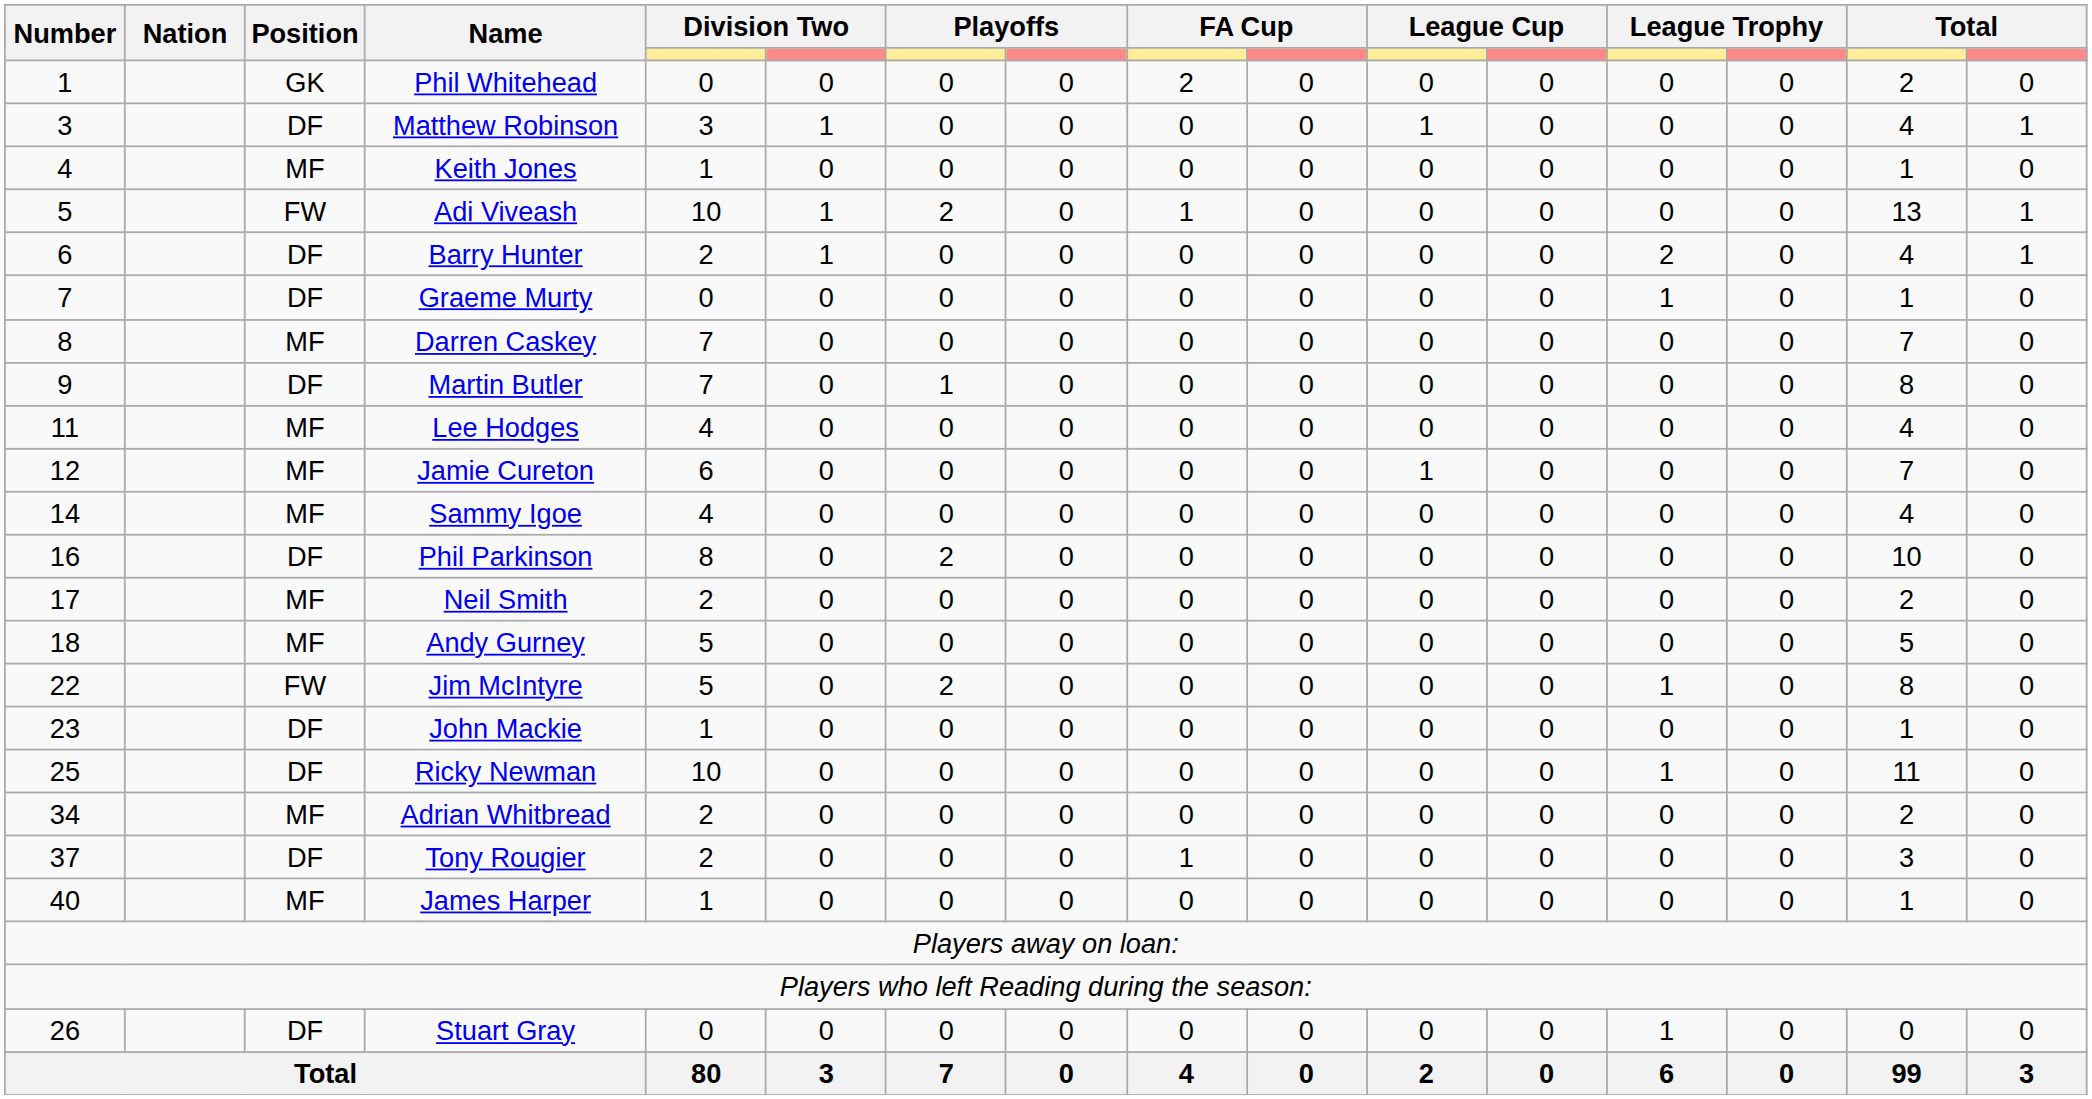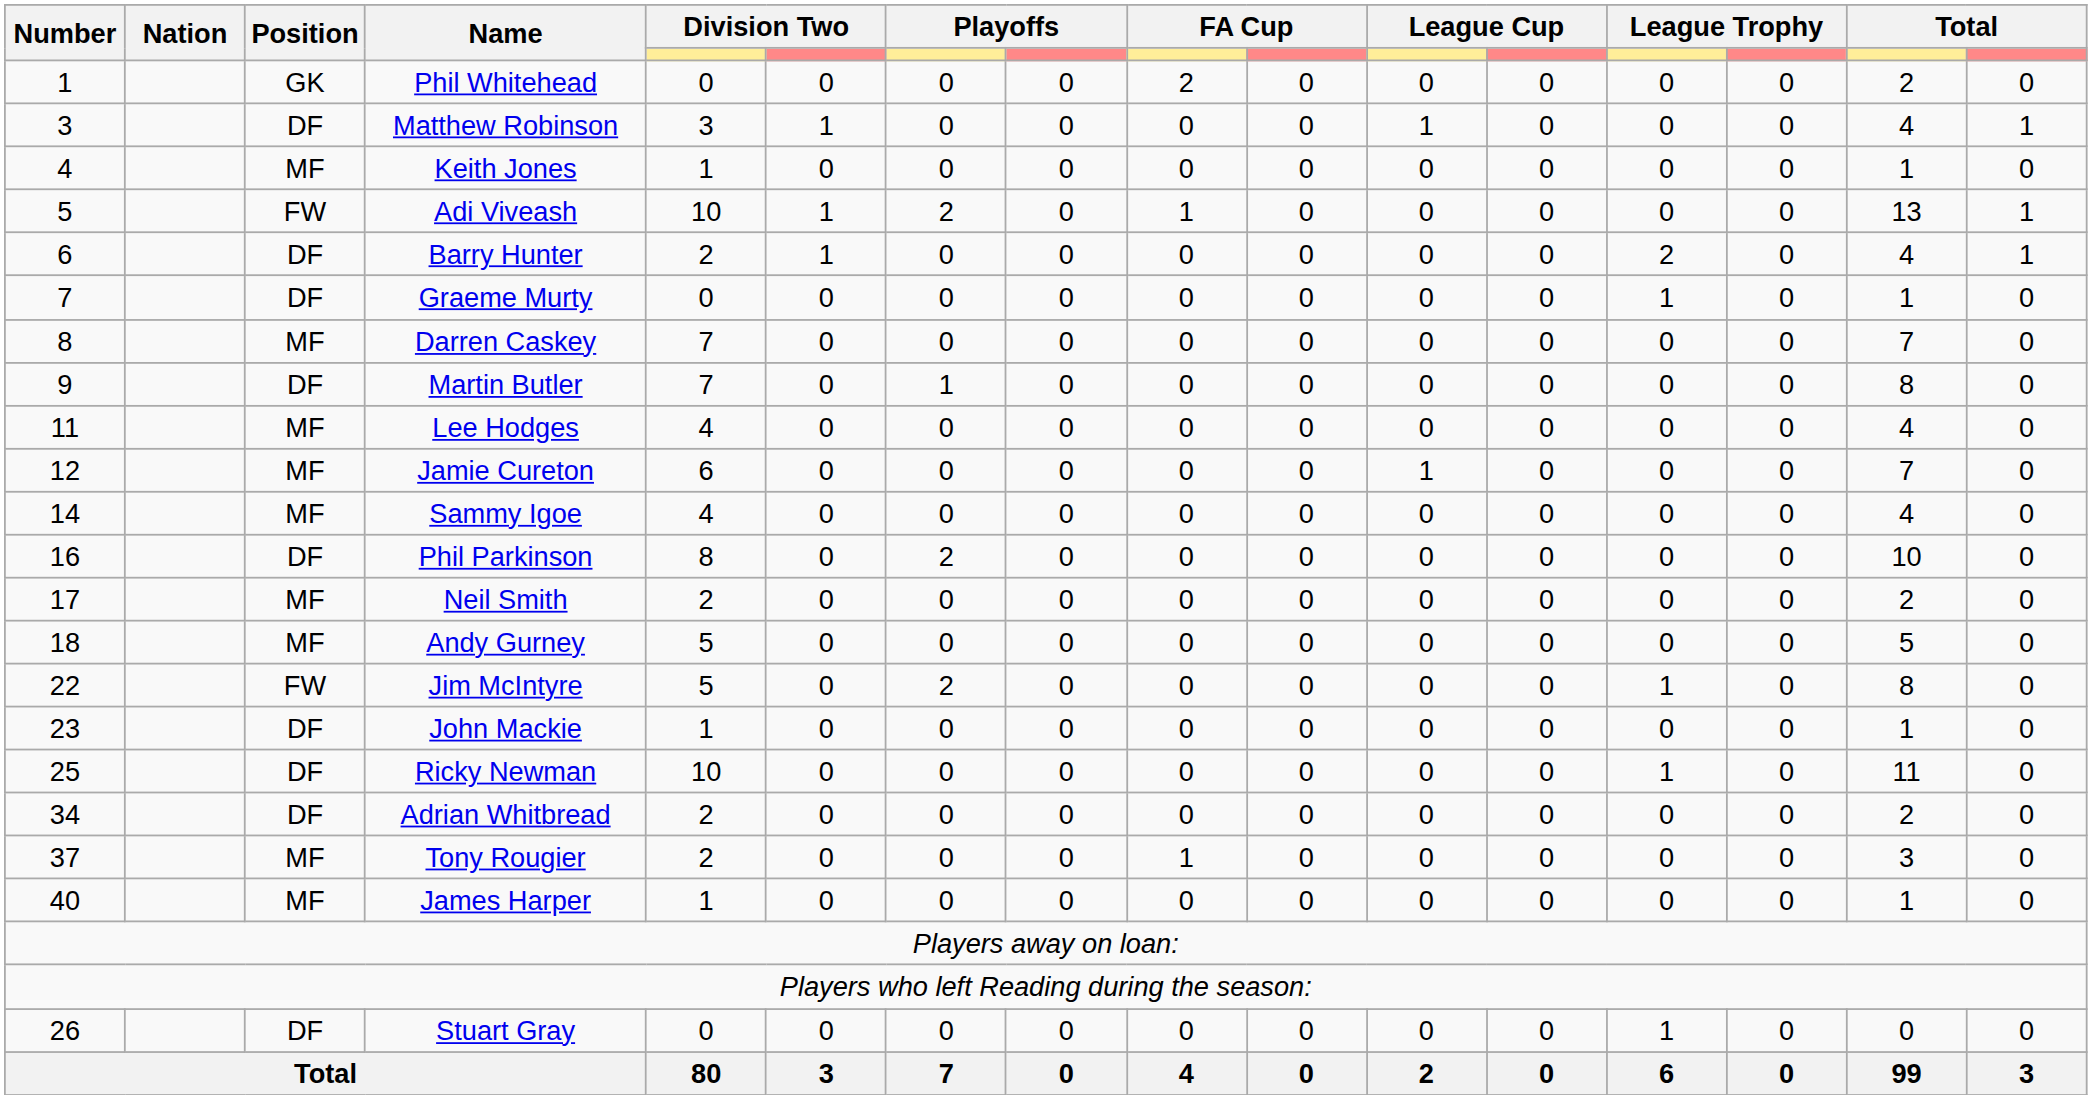(305, 815) MF -> (305, 815) DF
(305, 858) DF -> (305, 858) MF
